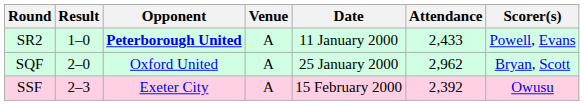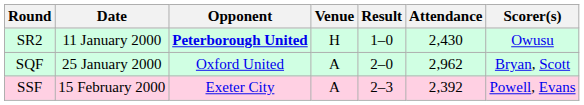columns swapped: (349, 16) <-> (79, 16)
(268, 40) A -> (334, 40) H
(446, 40) 2,433 -> (446, 40) 2,430
(533, 40) Powell, Evans -> (533, 40) Owusu
(533, 87) Owusu -> (533, 87) Powell, Evans
